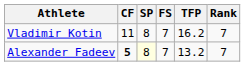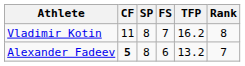(224, 32) 7 -> (224, 32) 8
(146, 51) lightyellow background -> (146, 51) no background
(165, 51) 7 -> (165, 51) 6
